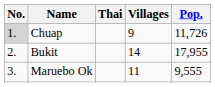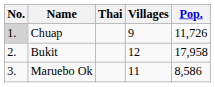(134, 52) 14 -> (134, 52) 12
(191, 52) 17,955 -> (191, 52) 17,958
(188, 71) 9,555 -> (188, 71) 8,586
